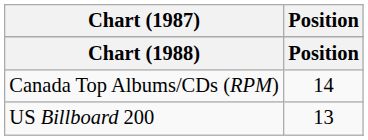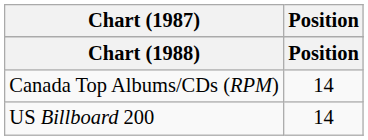(324, 118) 13 -> (324, 118) 14
